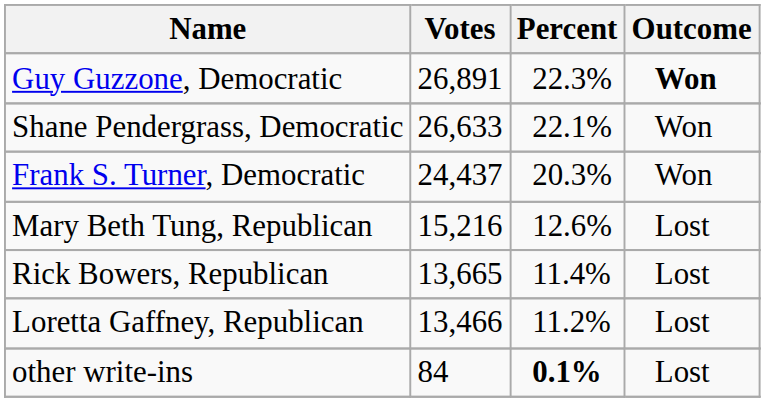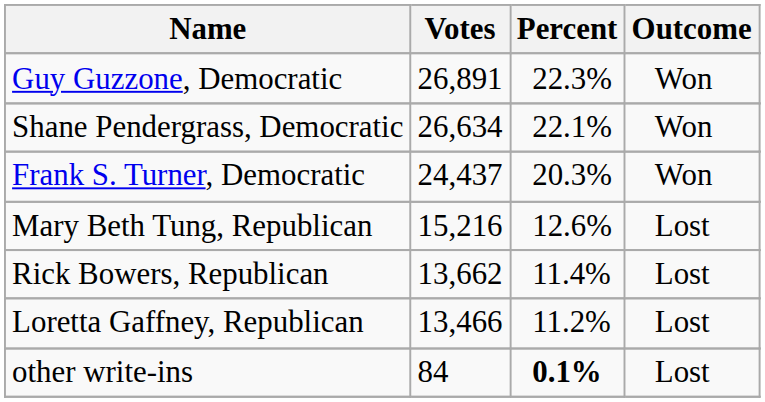(674, 77) bold -> (672, 77) normal
(460, 126) 26,633 -> (460, 126) 26,634
(460, 273) 13,665 -> (460, 273) 13,662
